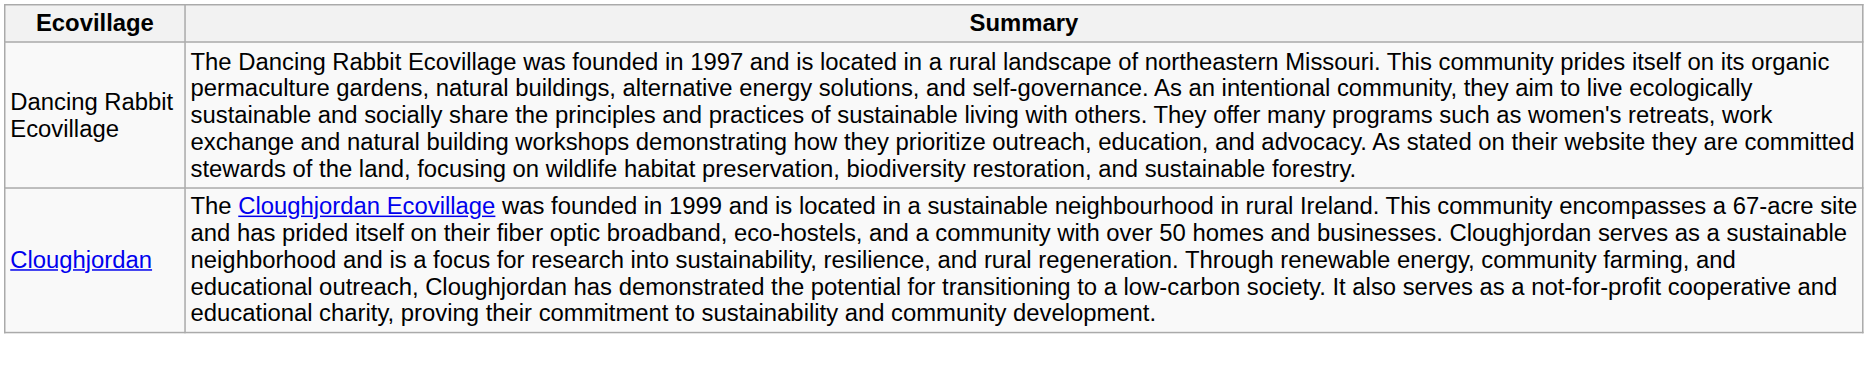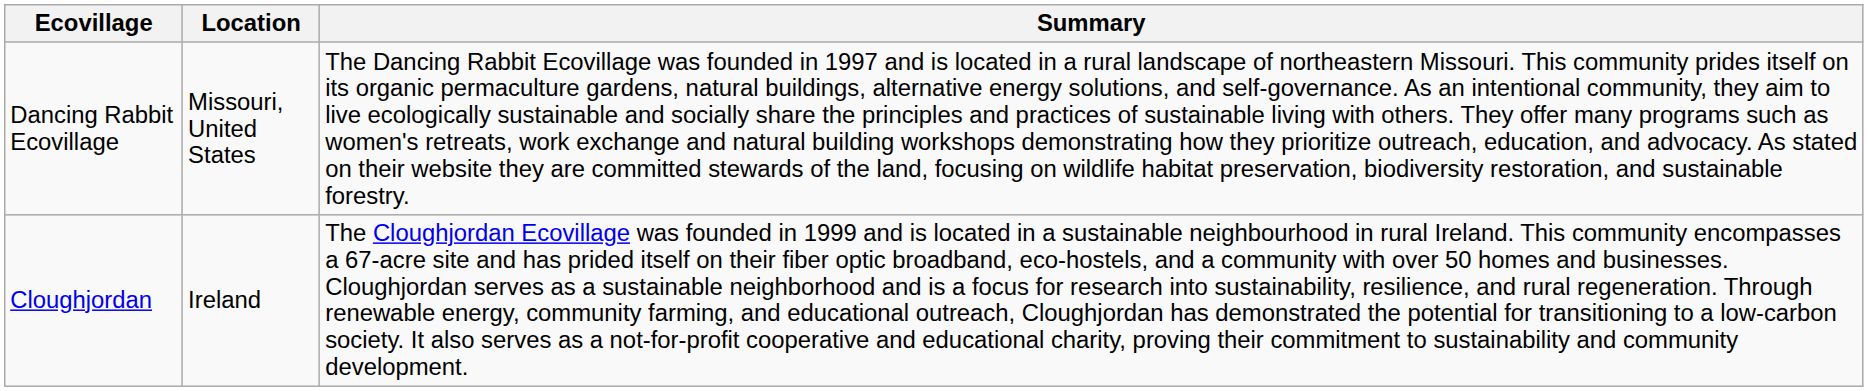+ column: (251, 23)
